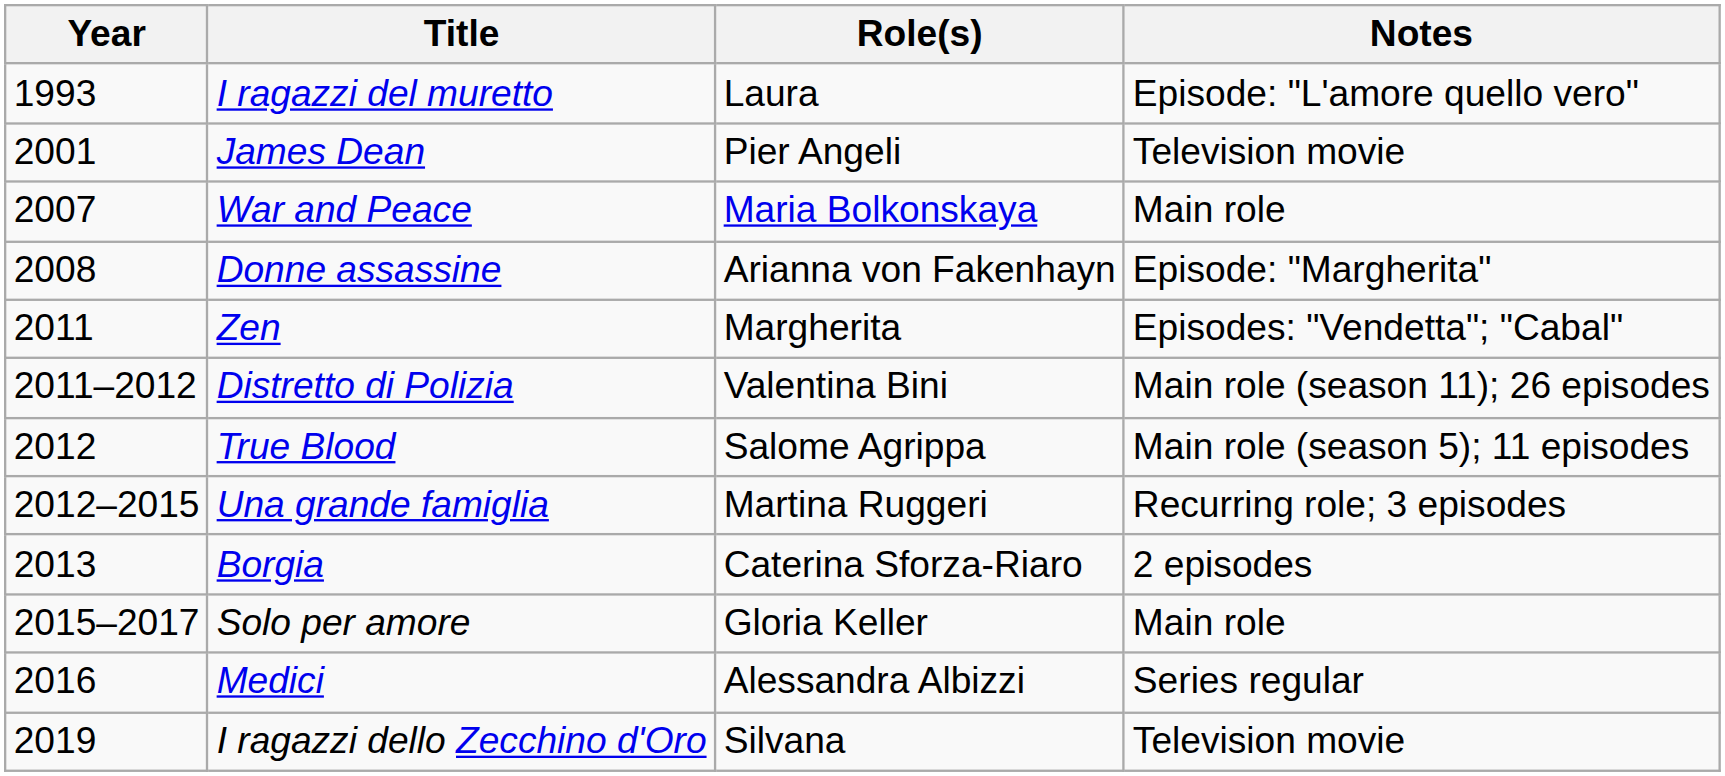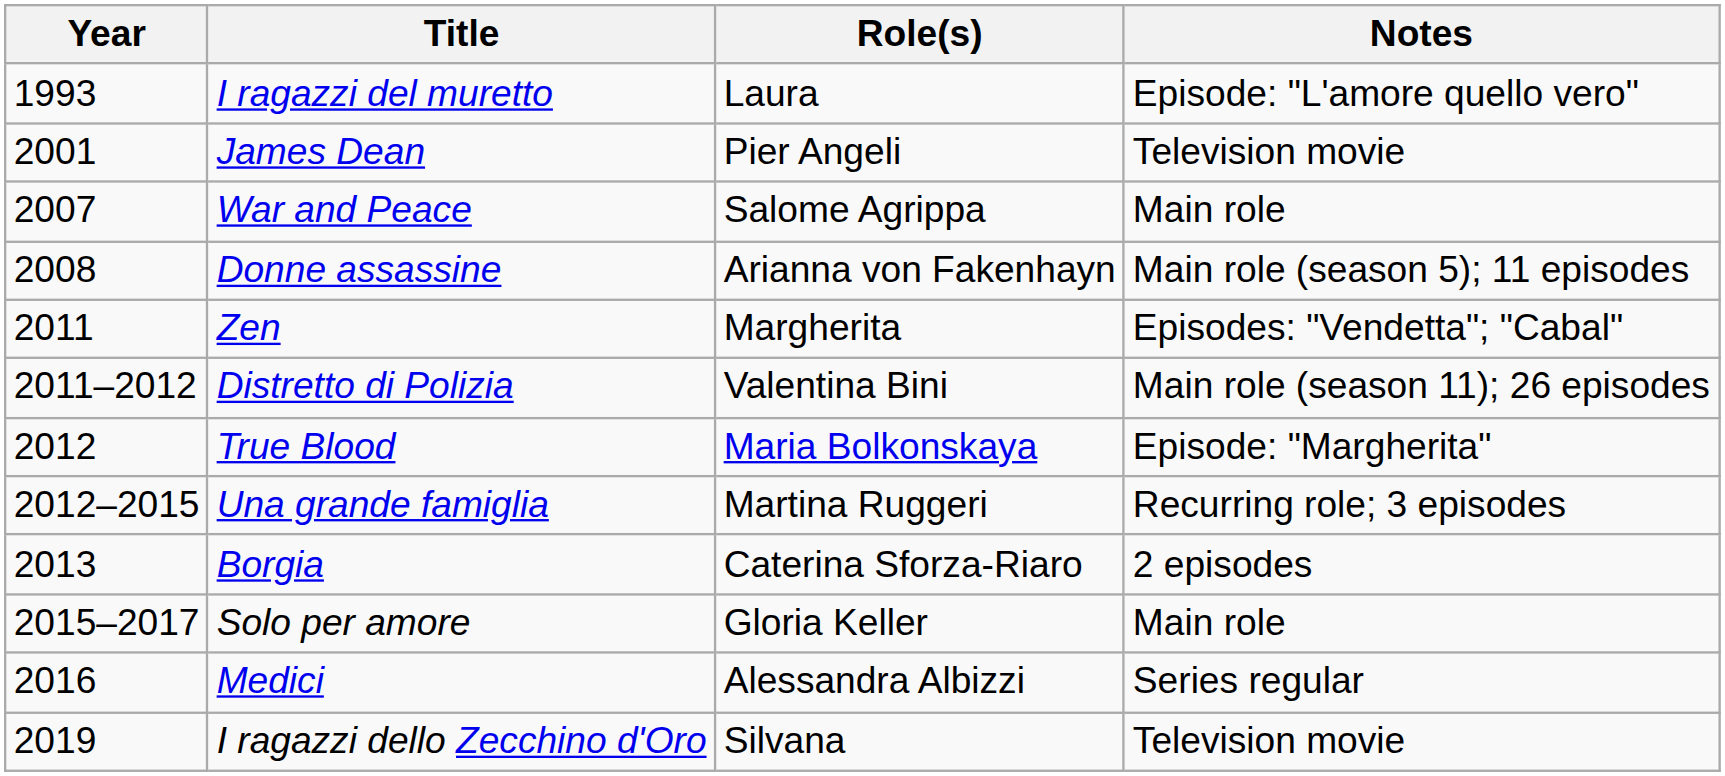(880, 210) Maria Bolkonskaya -> (855, 210) Salome Agrippa
(1312, 269) Episode: "Margherita" -> (1411, 269) Main role (season 5); 11 episodes
(855, 446) Salome Agrippa -> (880, 446) Maria Bolkonskaya
(1411, 446) Main role (season 5); 11 episodes -> (1312, 446) Episode: "Margherita"
